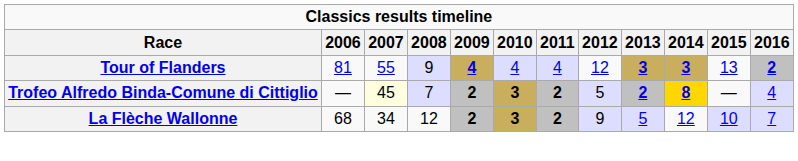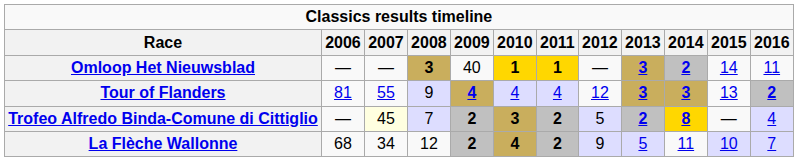+ row: (163, 67)
(515, 118) 3 -> (515, 144) 4
(686, 118) 12 -> (686, 144) 11
